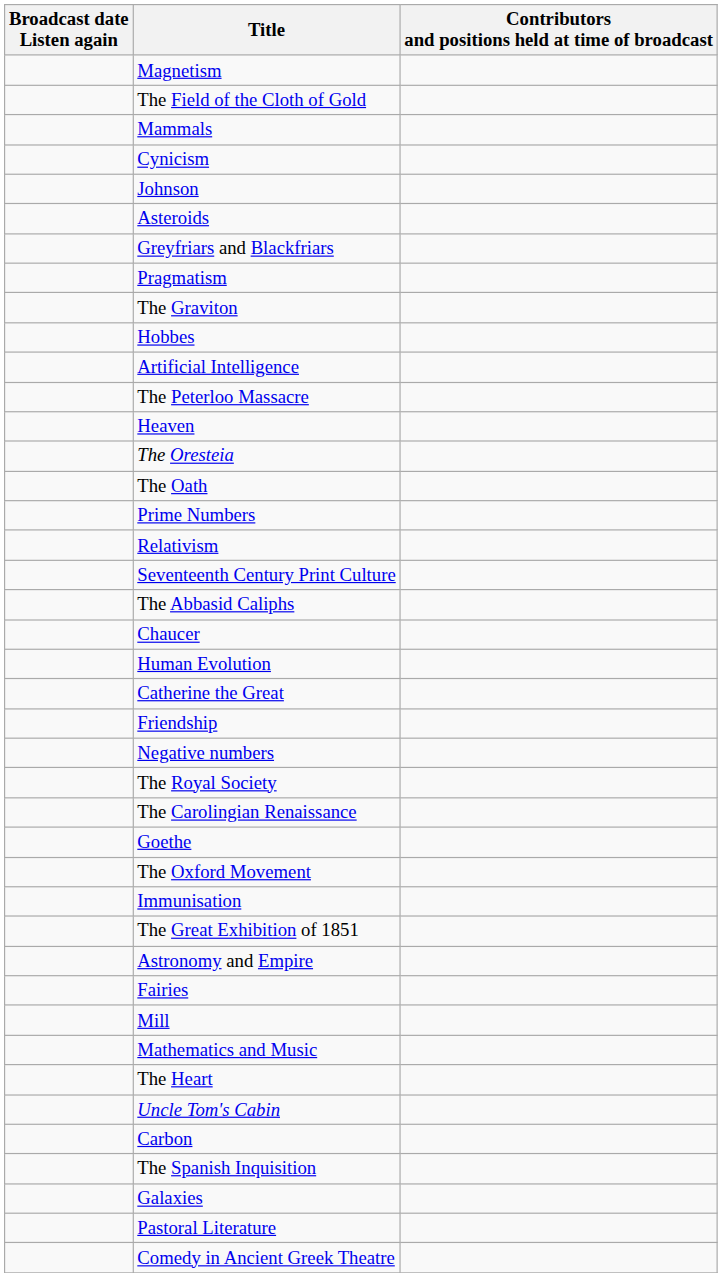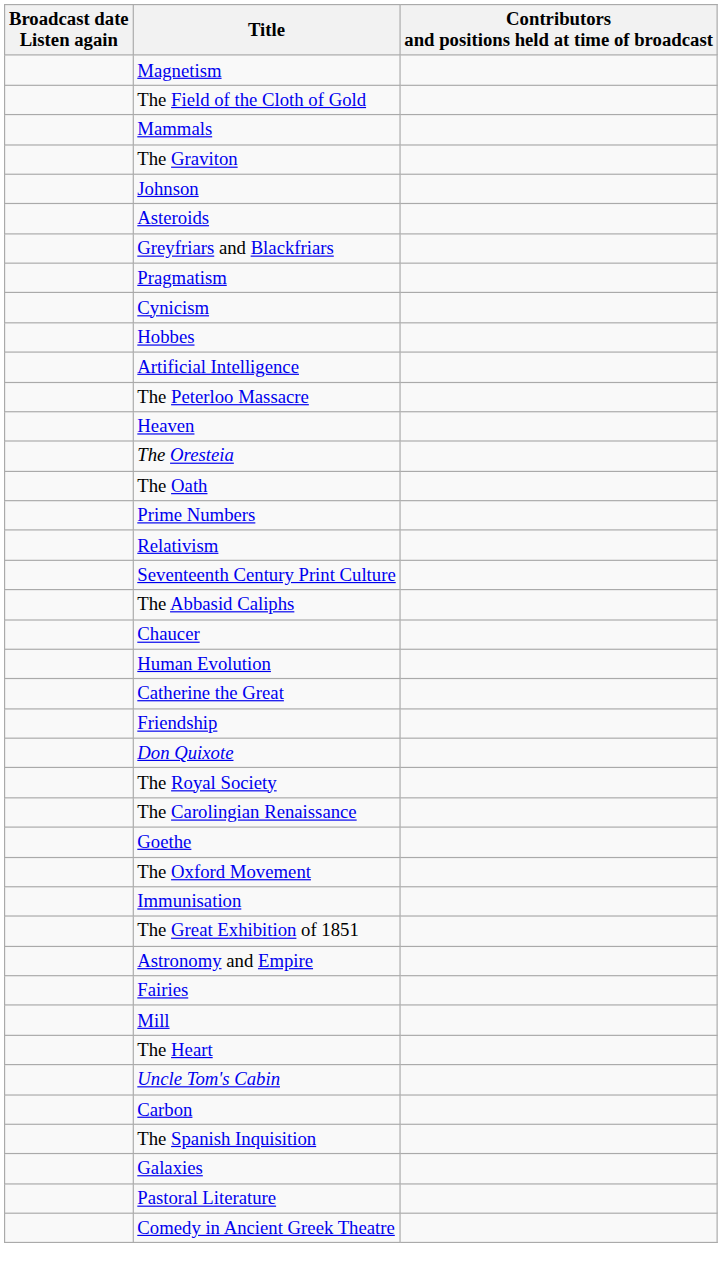rows swapped: (173, 159) <-> (187, 307)
- row: (206, 752)
+ row: (185, 752)
- row: (227, 1049)
